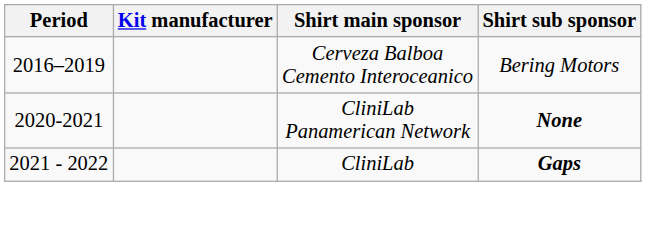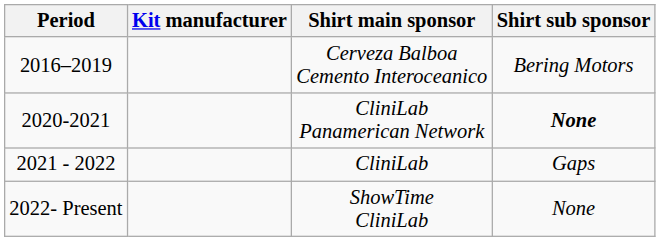(559, 164) bold -> (574, 164) normal
+ row: (392, 208)
